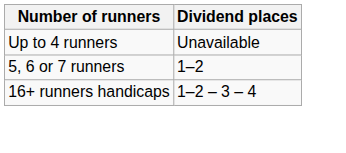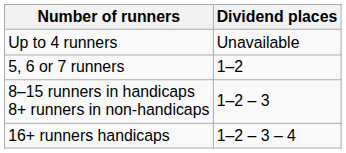+ row: (109, 101)
